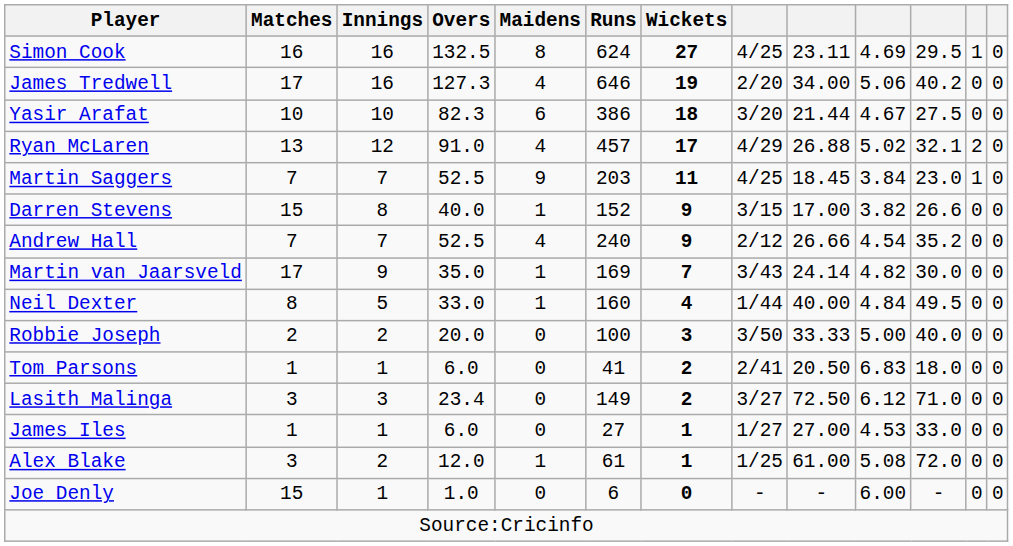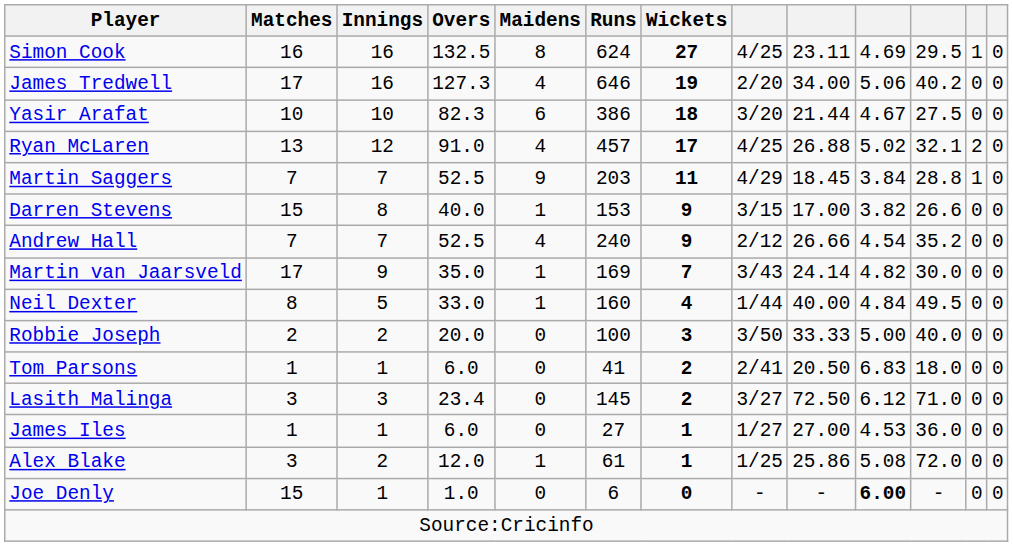(760, 147) 4/29 -> (760, 147) 4/25
(760, 178) 4/25 -> (760, 178) 4/29
(939, 178) 23.0 -> (939, 178) 28.8
(613, 210) 152 -> (613, 210) 153
(613, 399) 149 -> (613, 399) 145
(939, 431) 33.0 -> (939, 431) 36.0
(821, 463) 61.00 -> (821, 463) 25.86
(883, 494) normal -> (883, 494) bold
